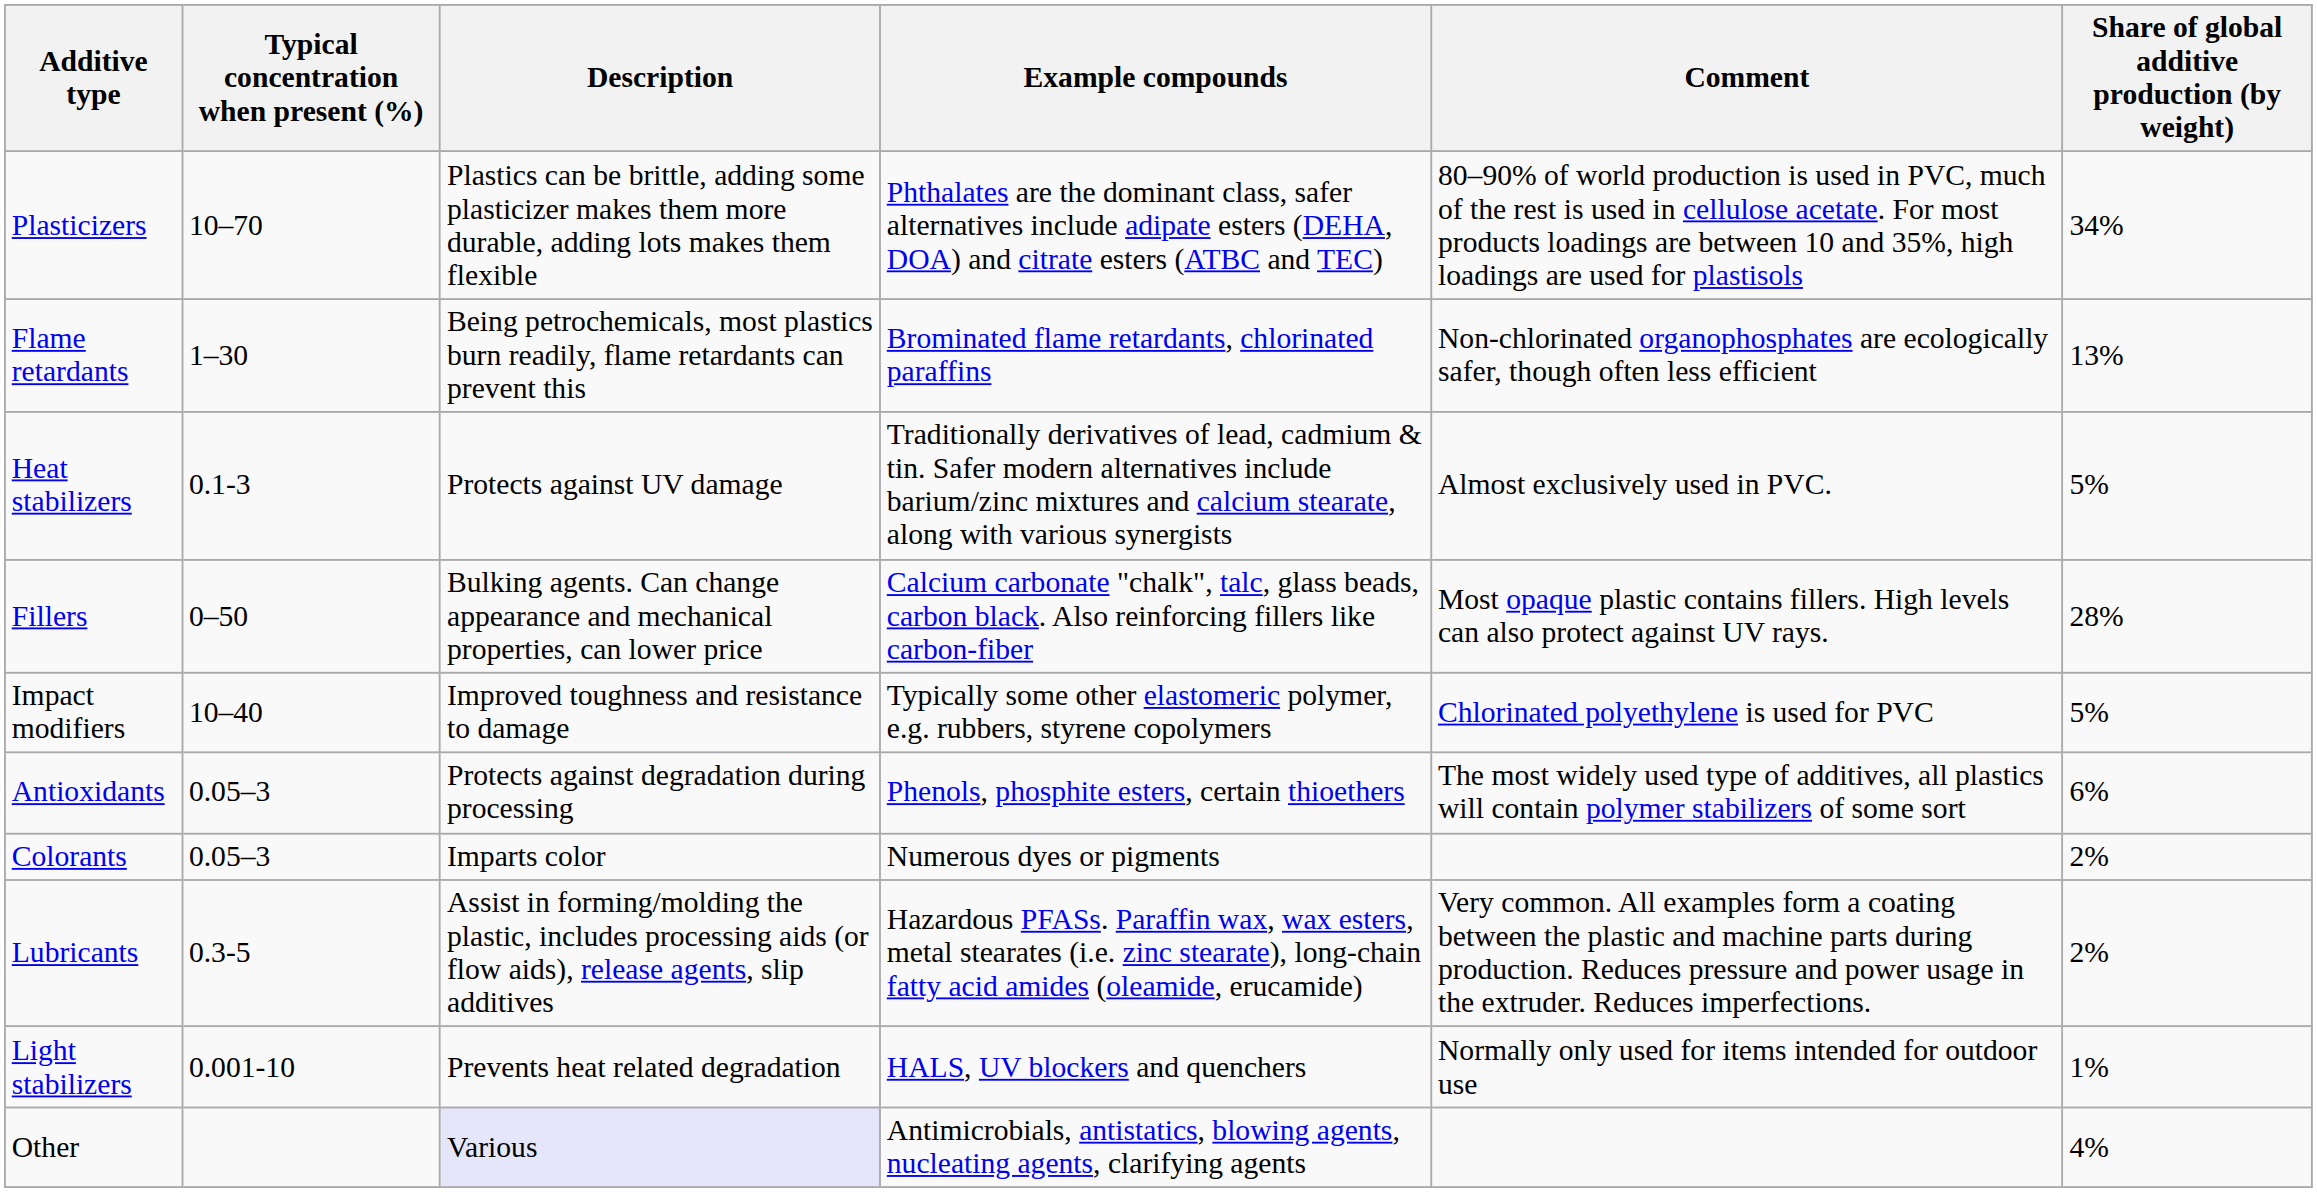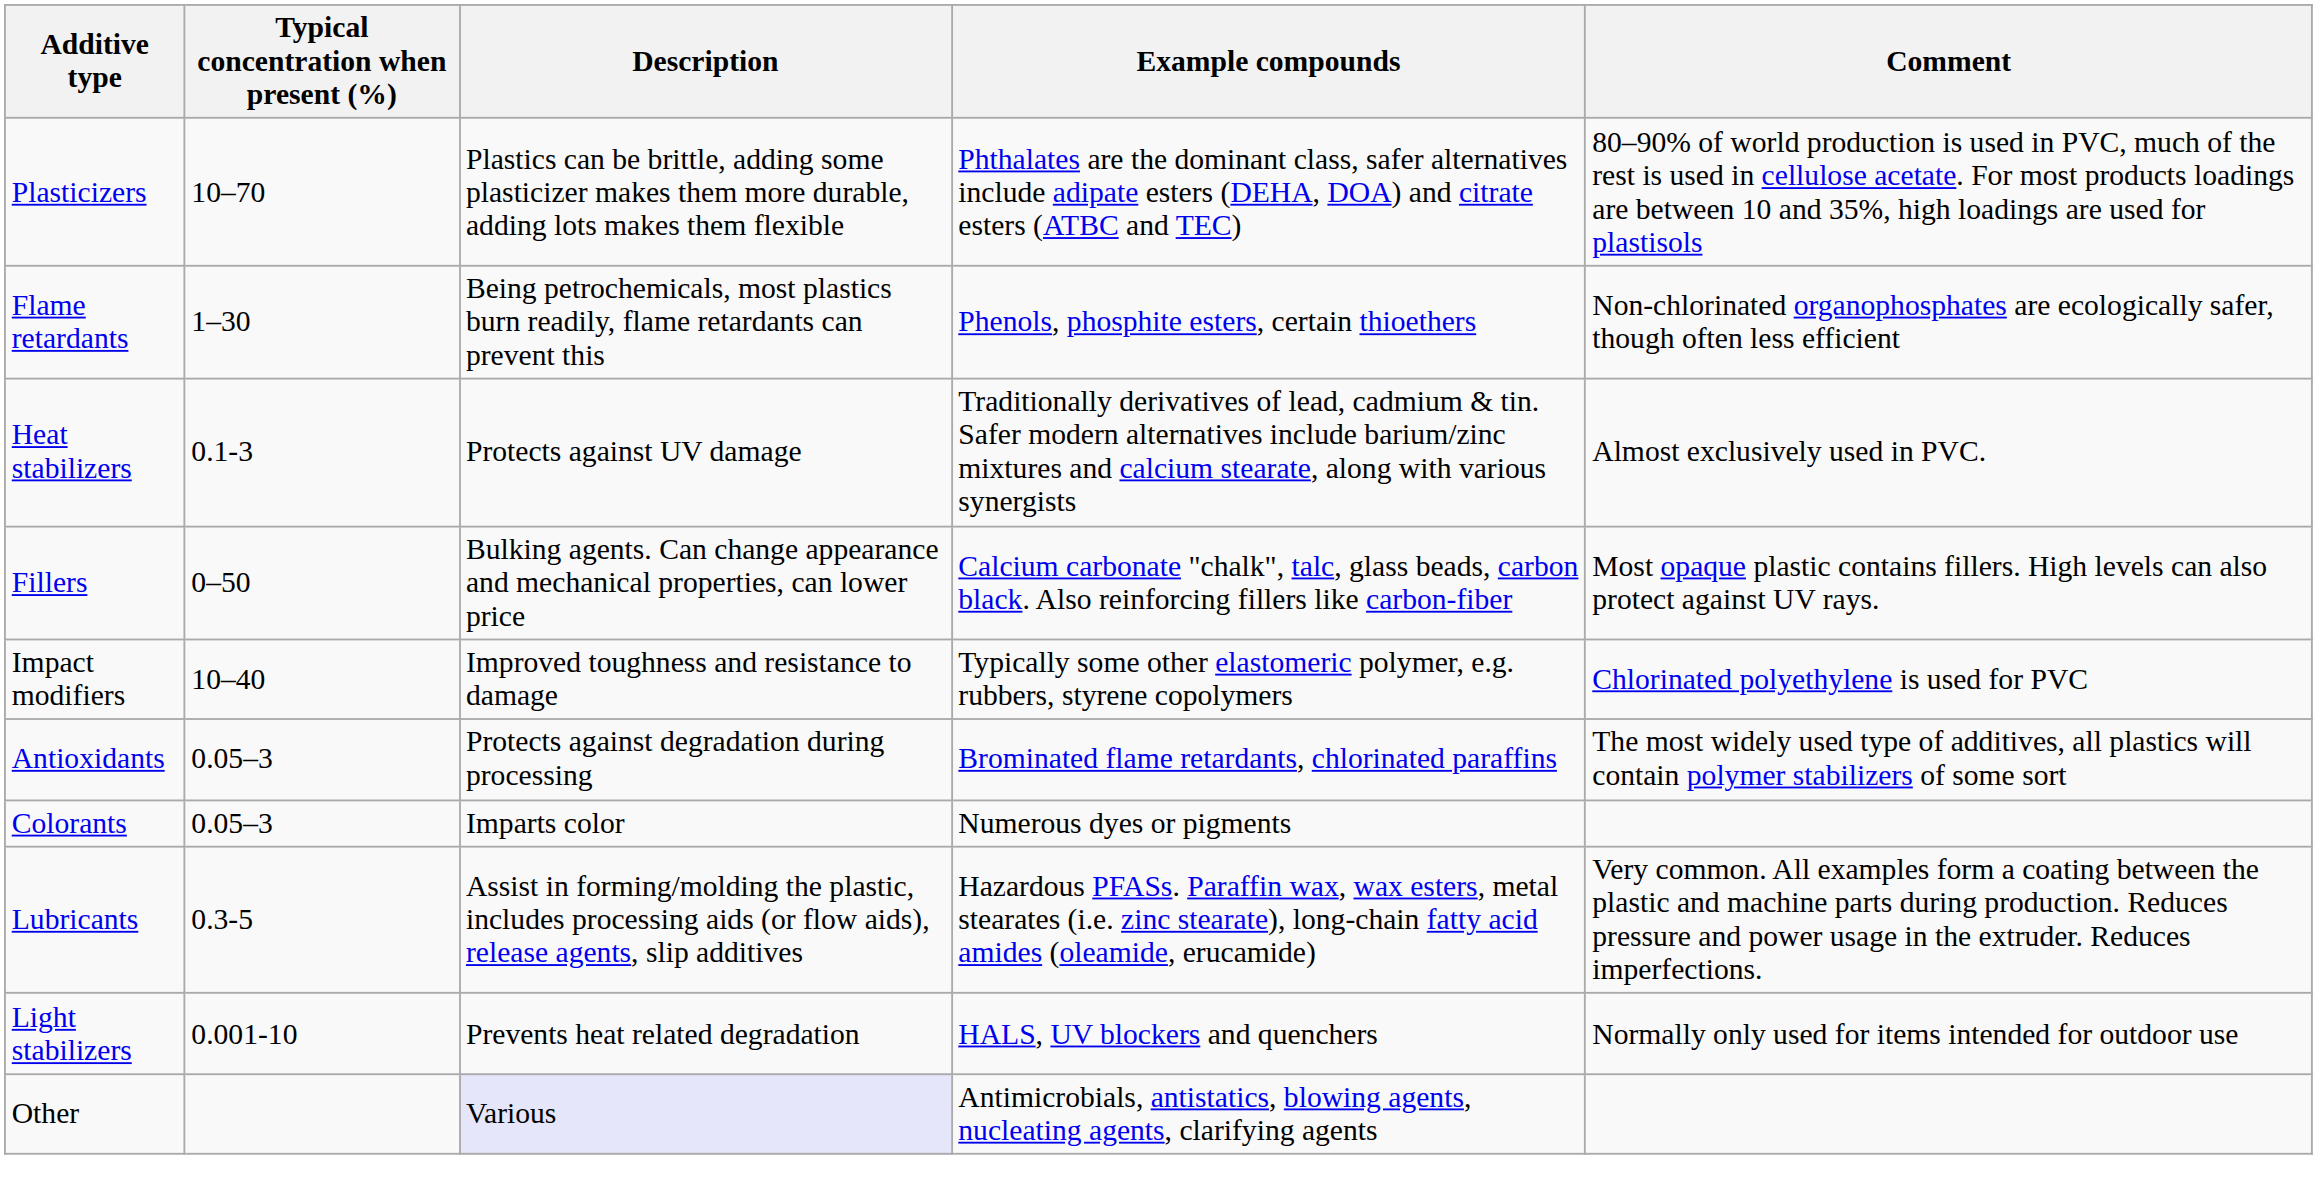- column: (2187, 77)
(1130, 354) Brominated flame retardants, chlorinated paraffins -> (1217, 321) Phenols, phosphite esters, certain thioethers
(1146, 792) Phenols, phosphite esters, certain thioethers -> (1258, 759) Brominated flame retardants, chlorinated paraffins
